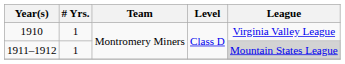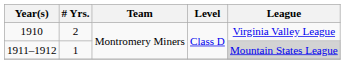(76, 32) 1 -> (76, 32) 2
